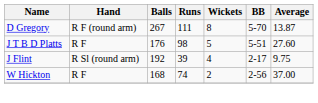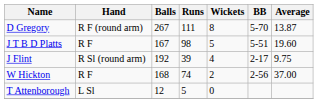(157, 43) 176 -> (162, 43) 167
(284, 43) 27.60 -> (285, 43) 19.60
+ row: (38, 91)
